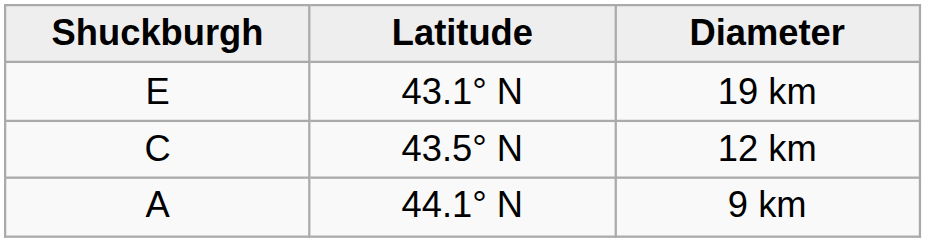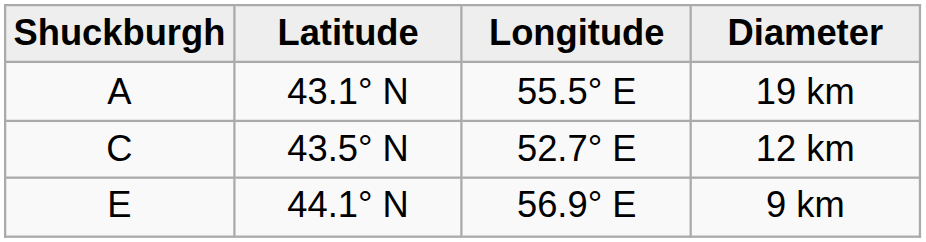+ column: (577, 33)
(158, 90) E -> (119, 90) A
(158, 206) A -> (119, 206) E
